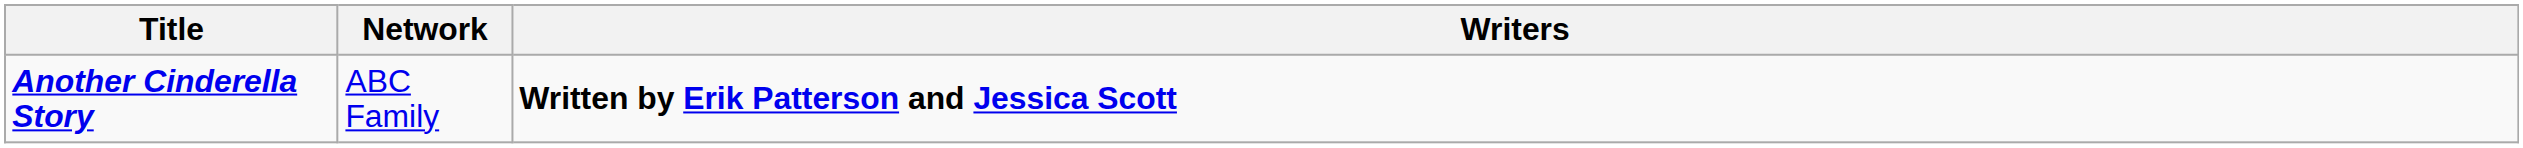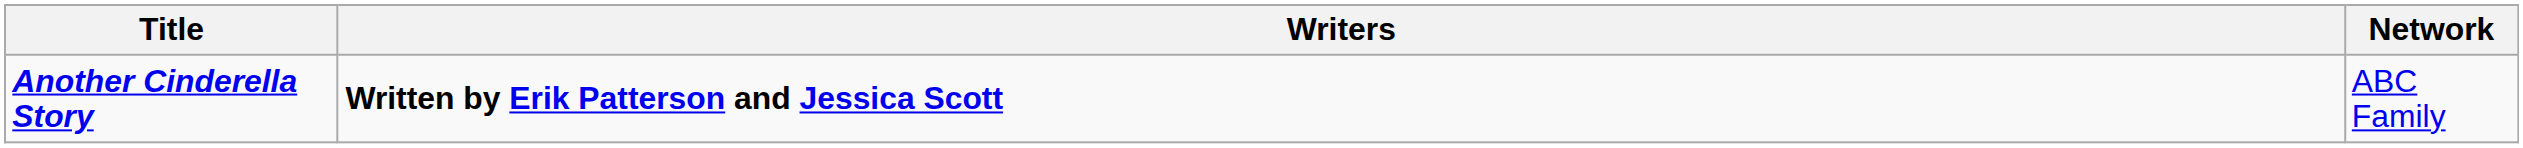columns swapped: (1515, 29) <-> (425, 29)
